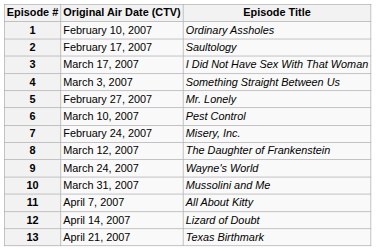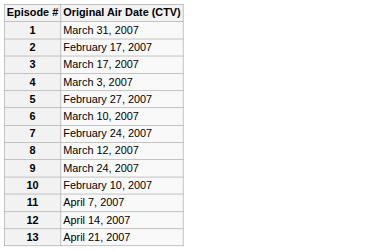- column: (277, 13)
(108, 30) February 10, 2007 -> (101, 30) March 31, 2007
(101, 185) March 31, 2007 -> (108, 185) February 10, 2007
